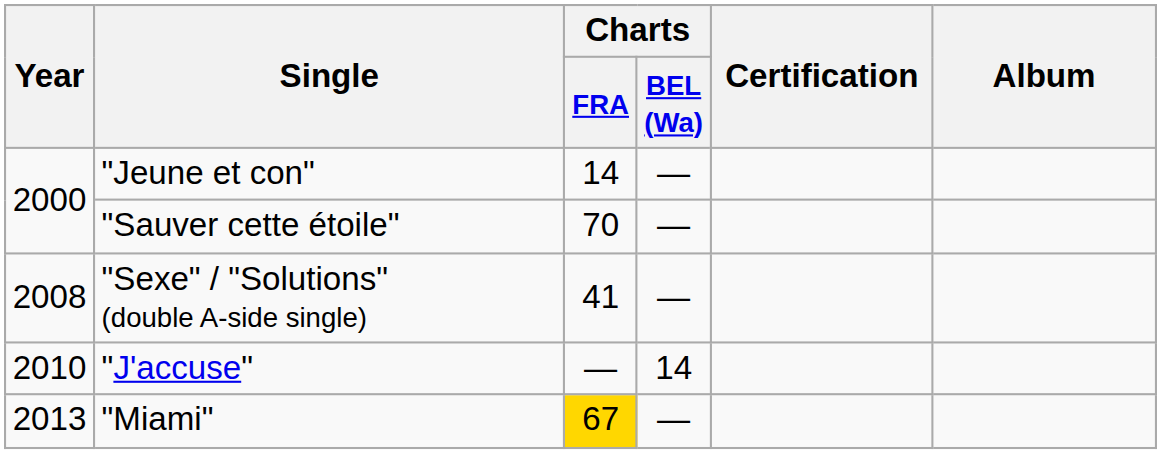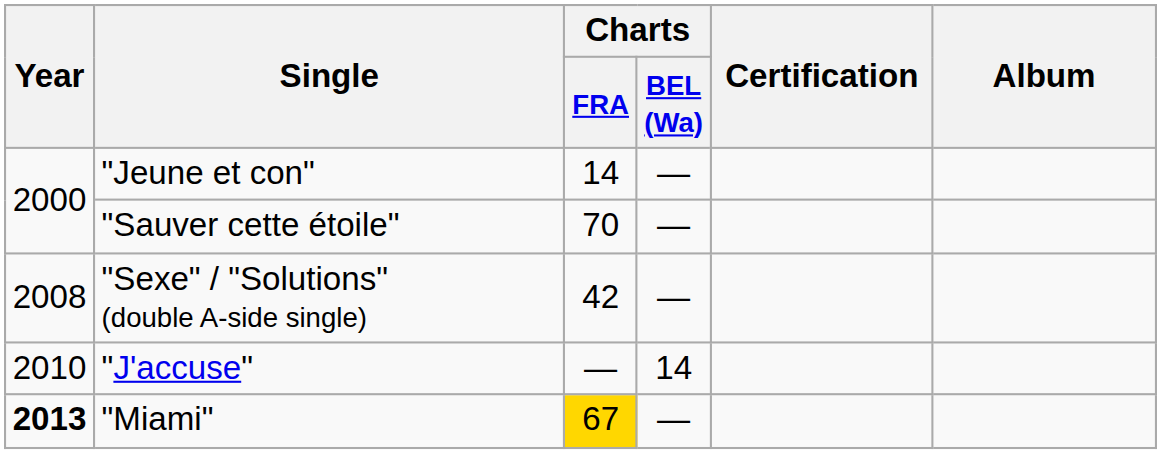(601, 296) 41 -> (601, 296) 42
(50, 420) normal -> (50, 420) bold
